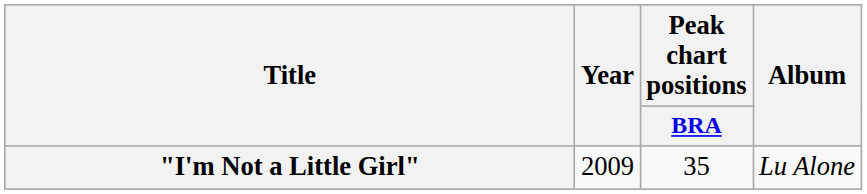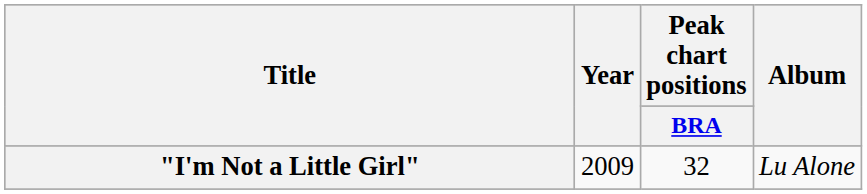(697, 166) 35 -> (697, 166) 32
